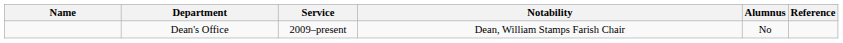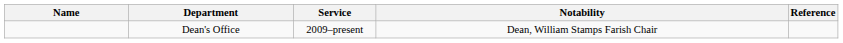- column: (765, 12)
